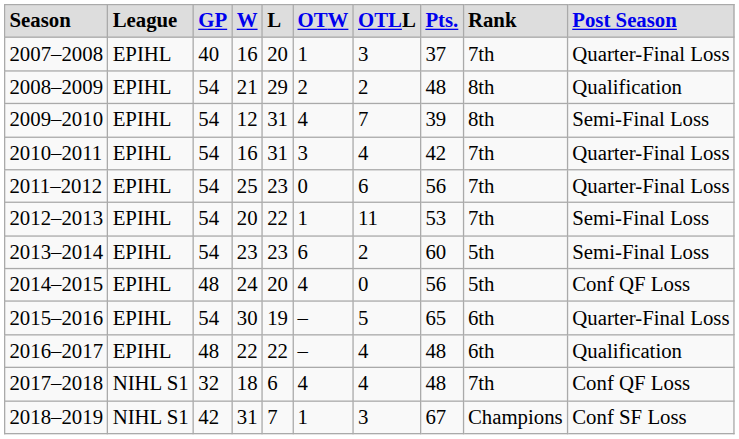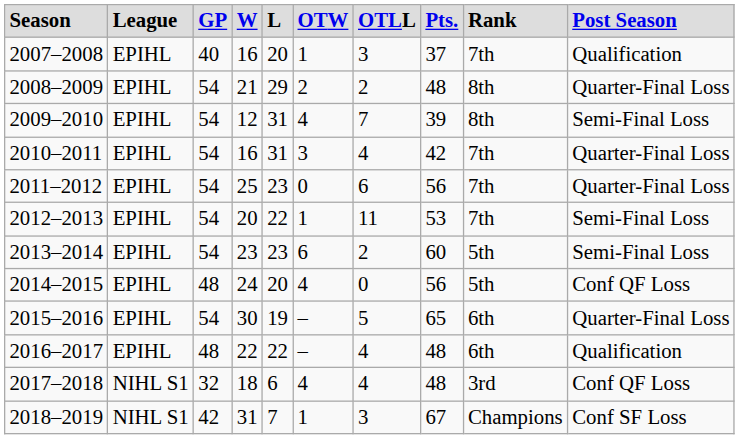(651, 53) Quarter-Final Loss -> (627, 53) Qualification
(627, 86) Qualification -> (651, 86) Quarter-Final Loss
(481, 383) 7th -> (482, 383) 3rd
